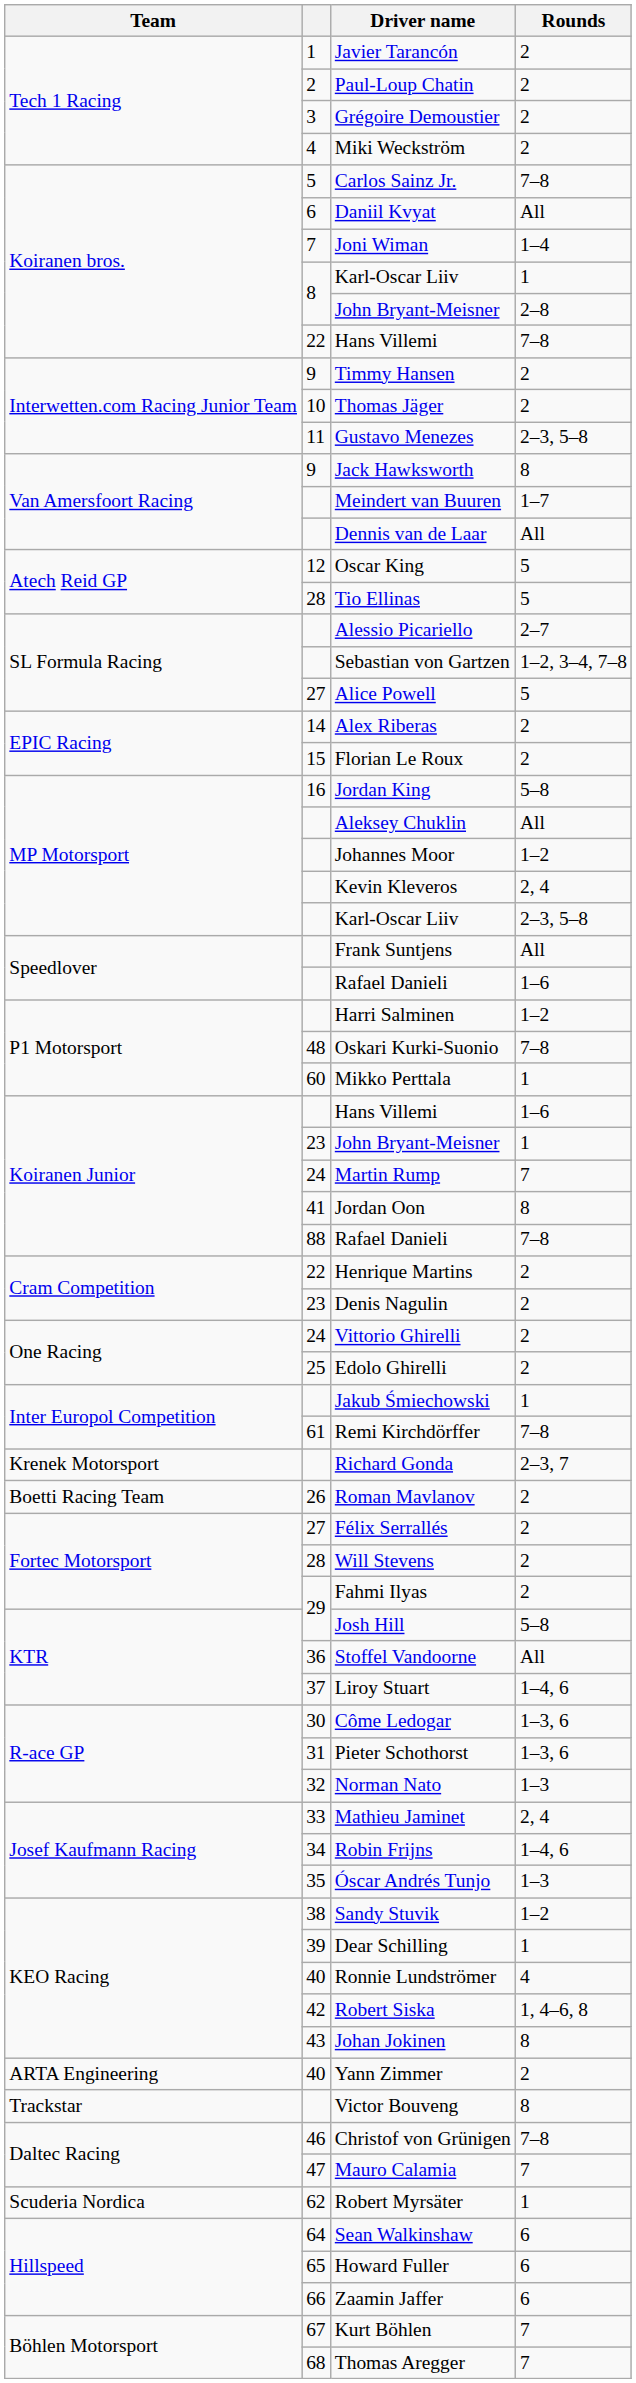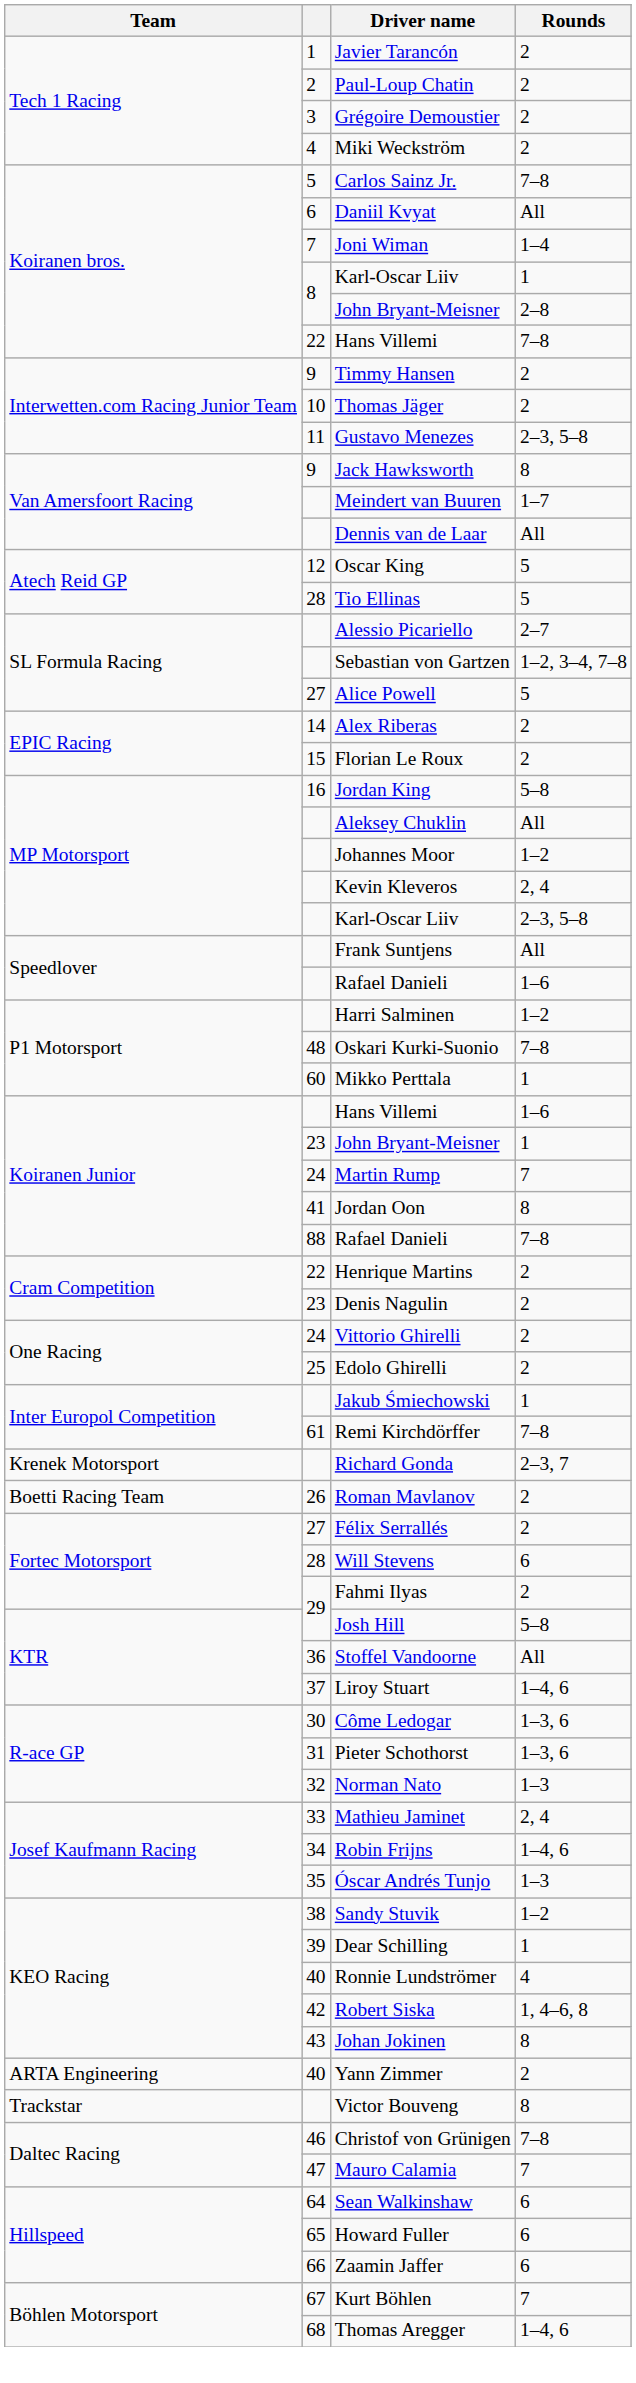(525, 1560) 2 -> (525, 1560) 6
- row: (316, 2201)
(525, 2362) 7 -> (544, 2330) 1–4, 6
